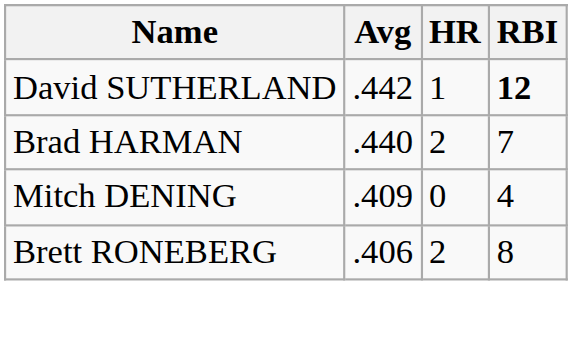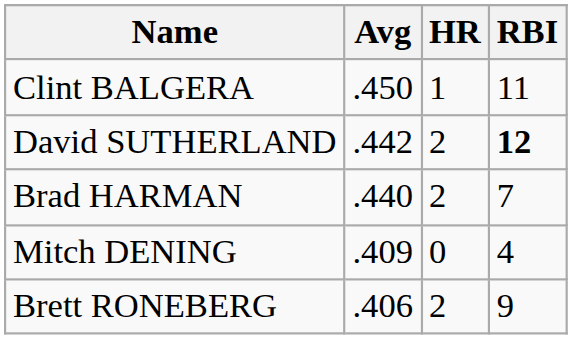+ row: (134, 86)
(438, 86) 1 -> (438, 141) 2
(505, 251) 8 -> (505, 305) 9
